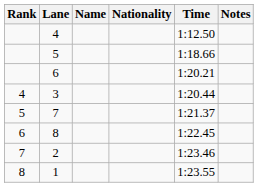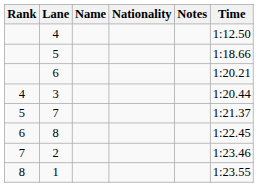columns swapped: (196, 14) <-> (236, 14)
